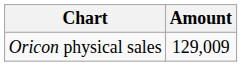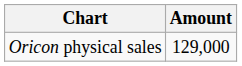(201, 46) 129,009 -> (201, 46) 129,000
